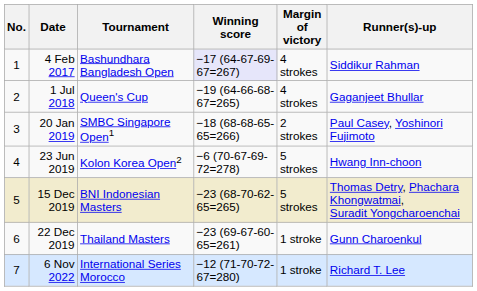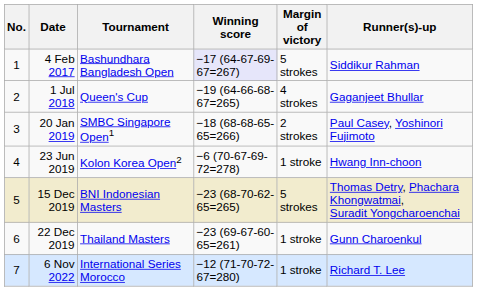(299, 65) 4 strokes -> (299, 65) 5 strokes
(299, 162) 5 strokes -> (301, 162) 1 stroke
